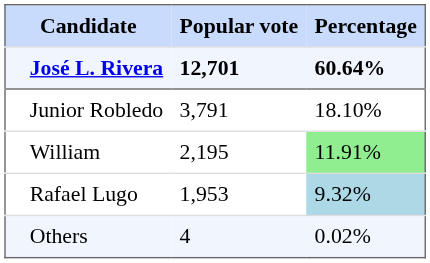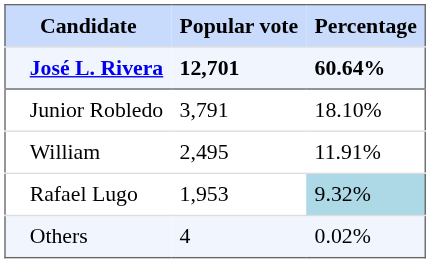(204, 152) 2,195 -> (204, 152) 2,495
(348, 152) lightgreen background -> (348, 152) no background
